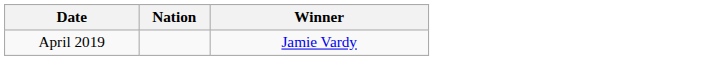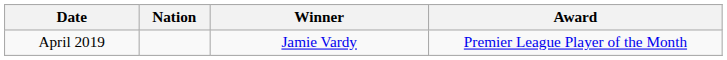+ column: (575, 17)
